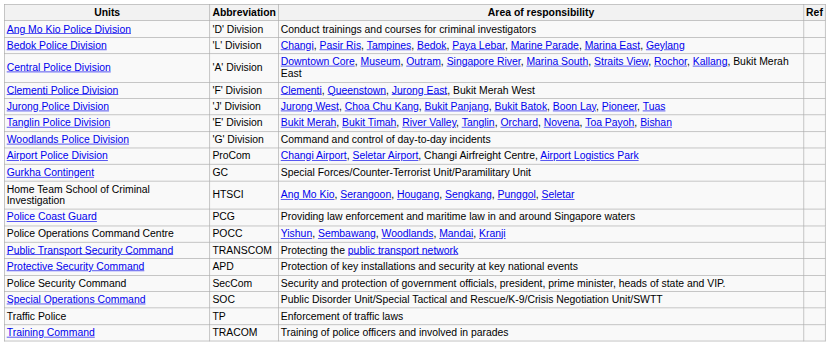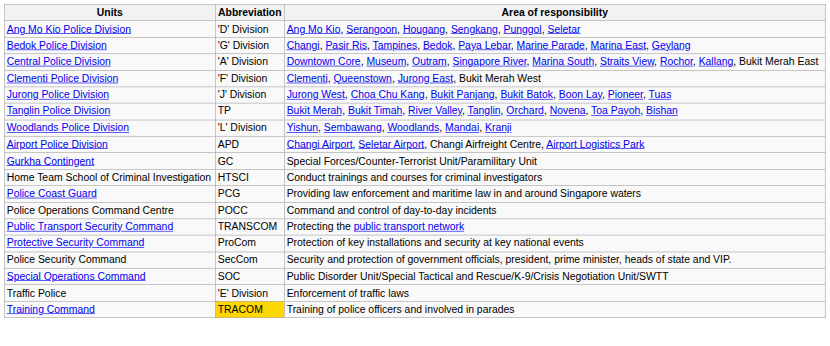- column: (814, 12)
(409, 29) Conduct trainings and courses for criminal investigators -> (434, 29) Ang Mo Kio, Serangoon, Hougang, Sengkang, Punggol, Seletar
(237, 45) 'L' Division -> (243, 45) 'G' Division
(238, 123) 'E' Division -> (224, 111) TP
(238, 139) 'G' Division -> (242, 128) 'L' Division
(386, 139) Command and control of day-to-day incidents -> (399, 128) Yishun, Sembawang, Woodlands, Mandai, Kranji
(231, 156) ProCom -> (228, 144) APD
(428, 195) Ang Mo Kio, Serangoon, Hougang, Sengkang, Punggol, Seletar -> (414, 177) Conduct trainings and courses for criminal investigators
(393, 234) Yishun, Sembawang, Woodlands, Mandai, Kranji -> (392, 210) Command and control of day-to-day incidents
(223, 267) APD -> (237, 243) ProCom
(219, 316) TP -> (243, 293) 'E' Division
(235, 333) no background -> (240, 309) gold background
